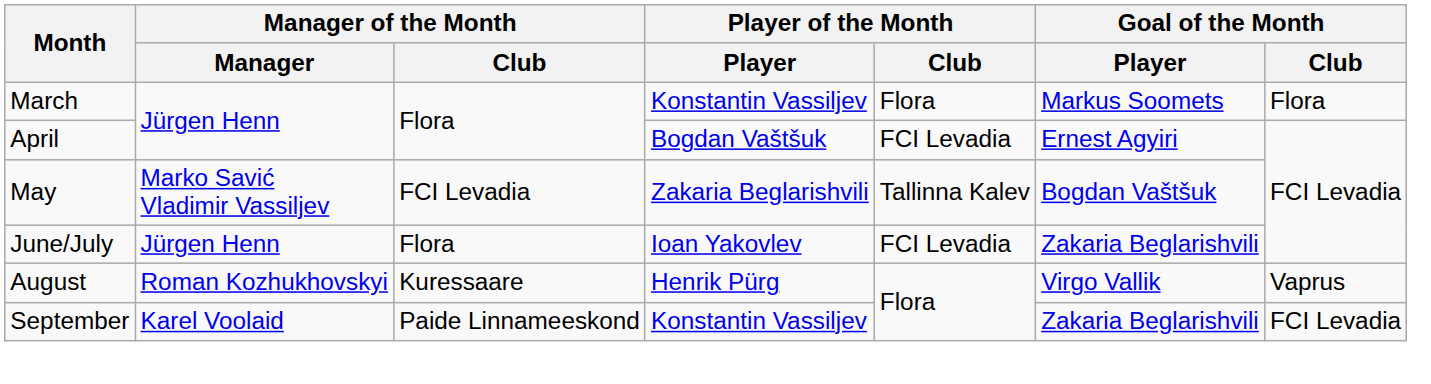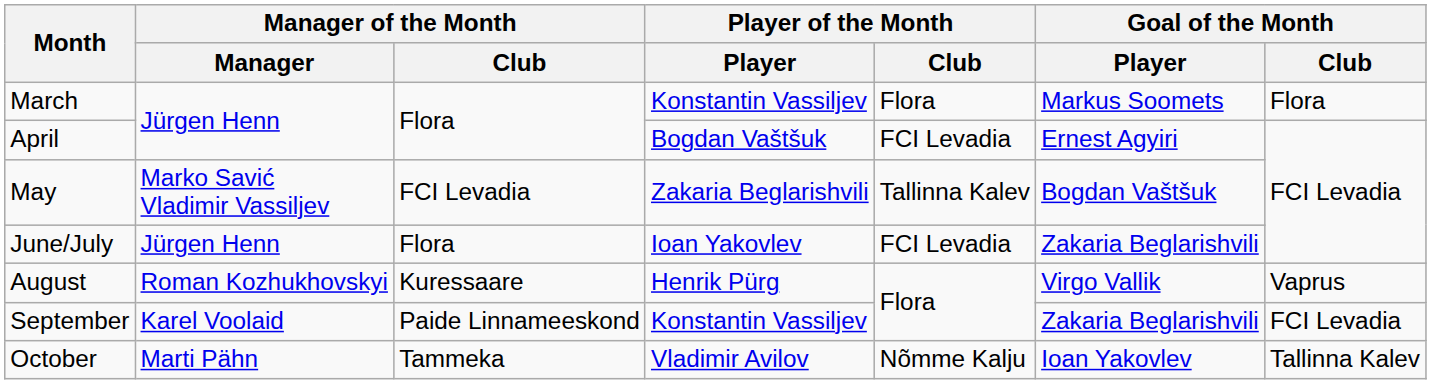+ row: (54, 359)
